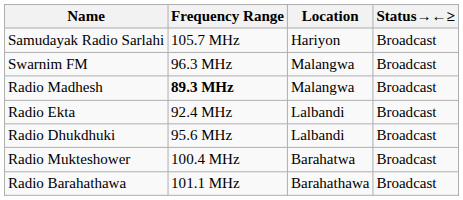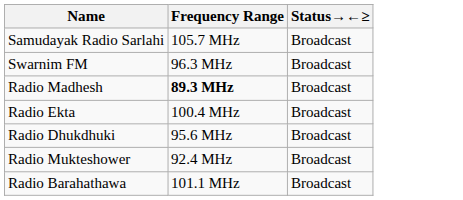- column: (330, 16)
(202, 111) 92.4 MHz -> (205, 111) 100.4 MHz
(205, 159) 100.4 MHz -> (202, 159) 92.4 MHz
